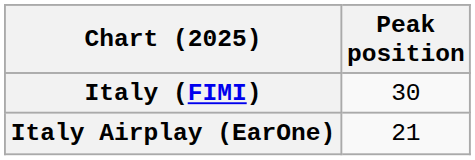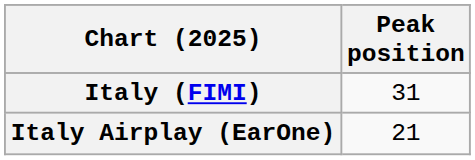(406, 93) 30 -> (406, 93) 31
